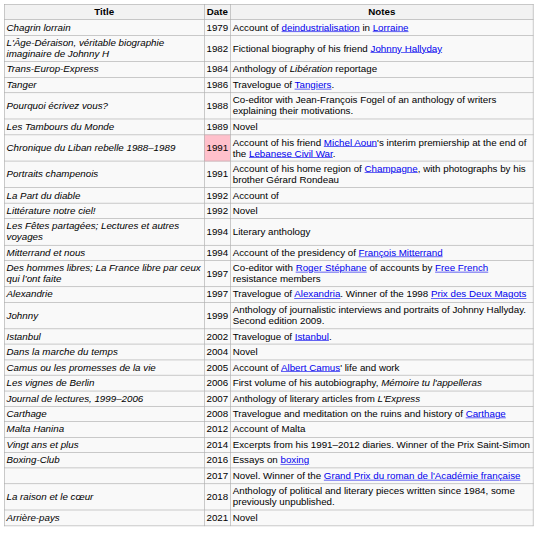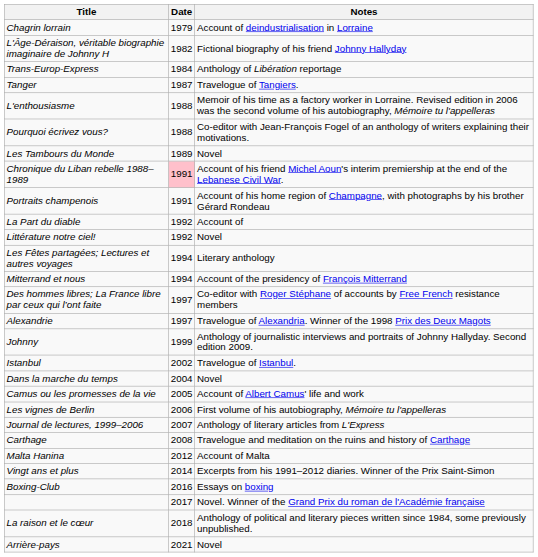(217, 85) 1986 -> (182, 85) 1987
+ row: (41, 106)
